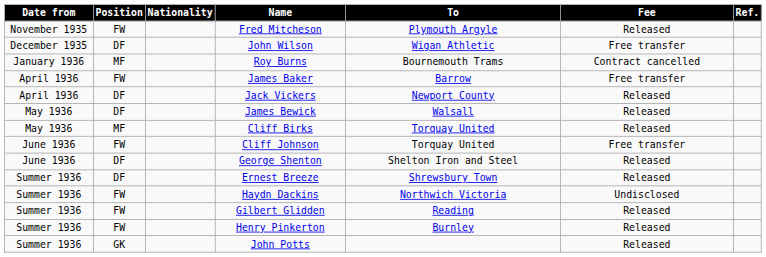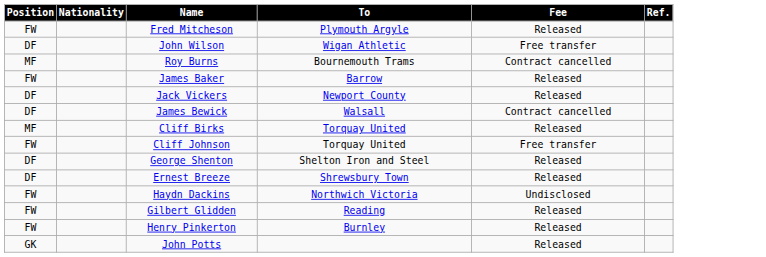- column: (49, 12)
(647, 78) Free transfer -> (558, 78) Released
(647, 111) Released -> (558, 111) Contract cancelled
